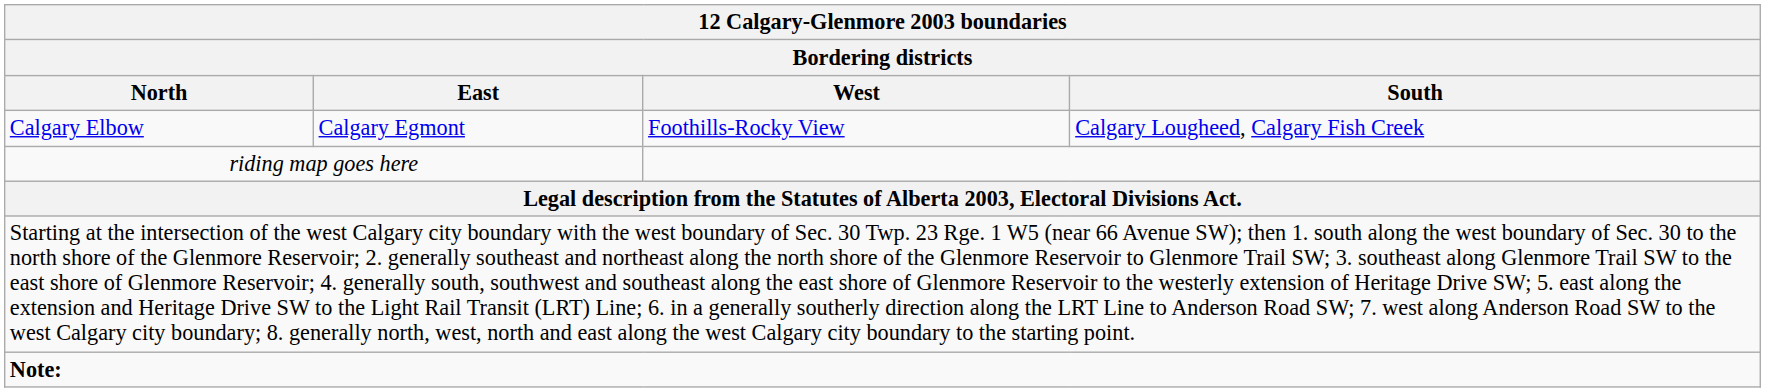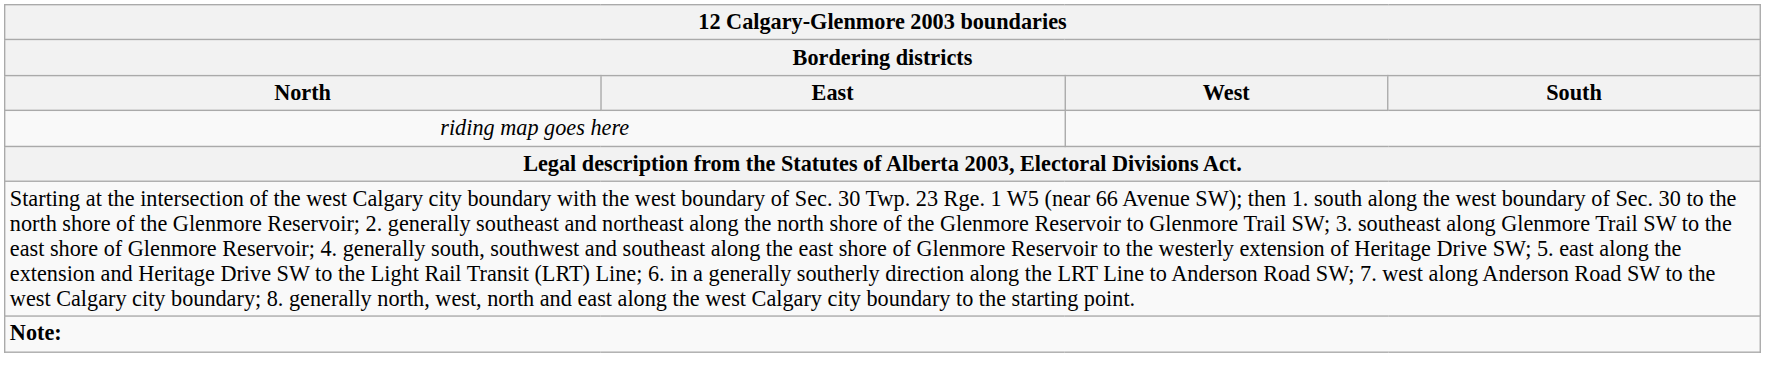- row: (77, 127)
